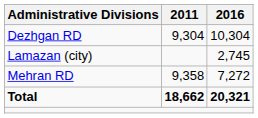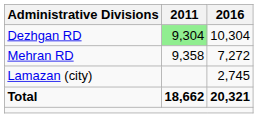(188, 35) no background -> (188, 35) lightgreen background
rows swapped: (41, 76) <-> (50, 55)
